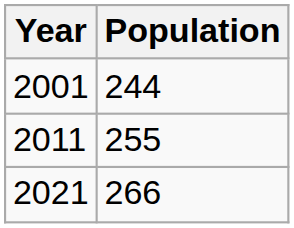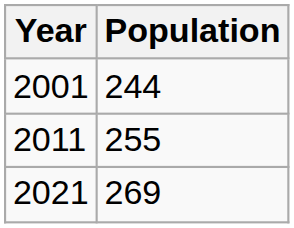(133, 193) 266 -> (133, 193) 269
